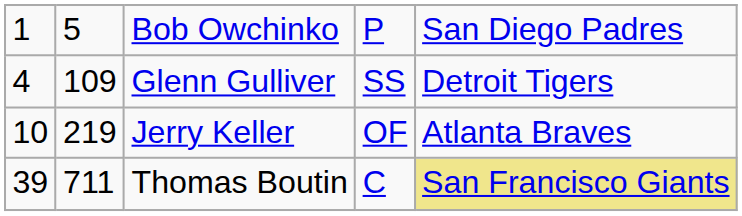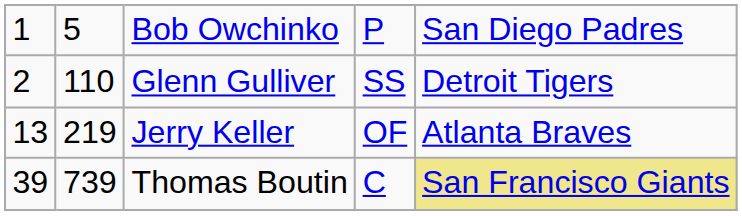(21, 81) 4 -> (21, 81) 2
(90, 81) 109 -> (89, 81) 110
(30, 132) 10 -> (30, 132) 13
(89, 183) 711 -> (90, 183) 739
